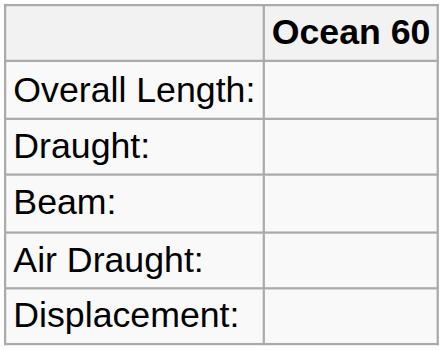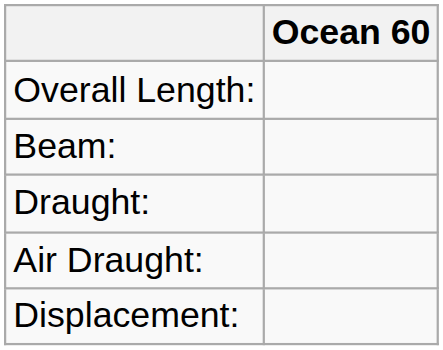rows swapped: (65, 202) <-> (82, 145)
